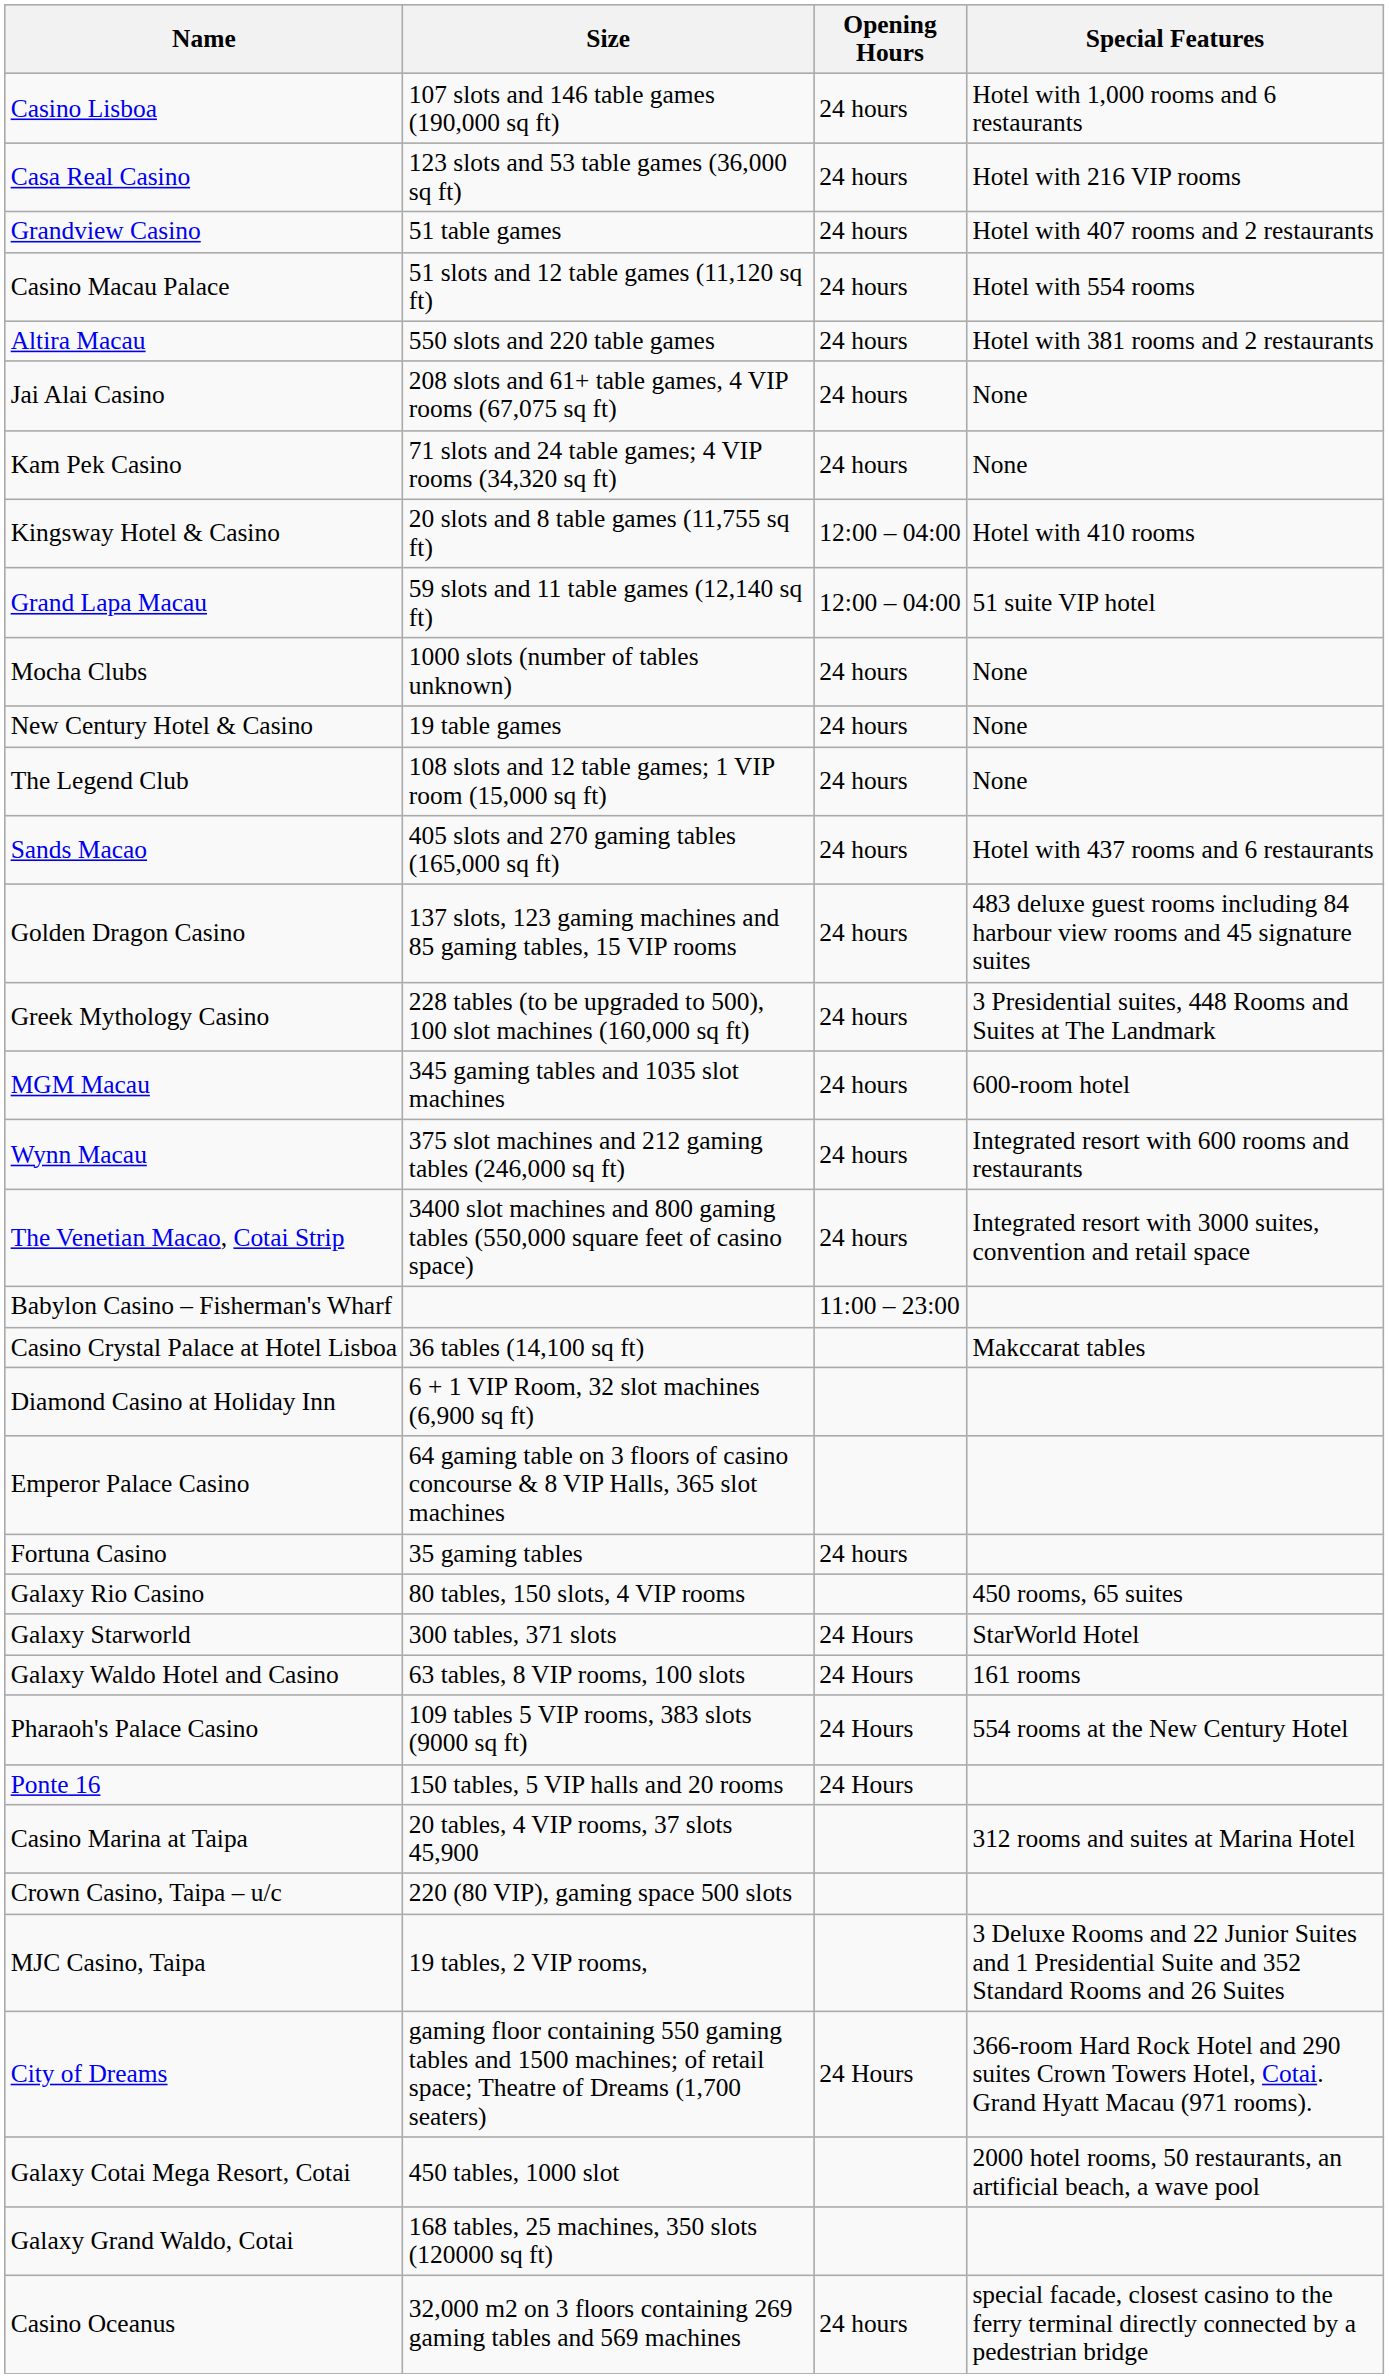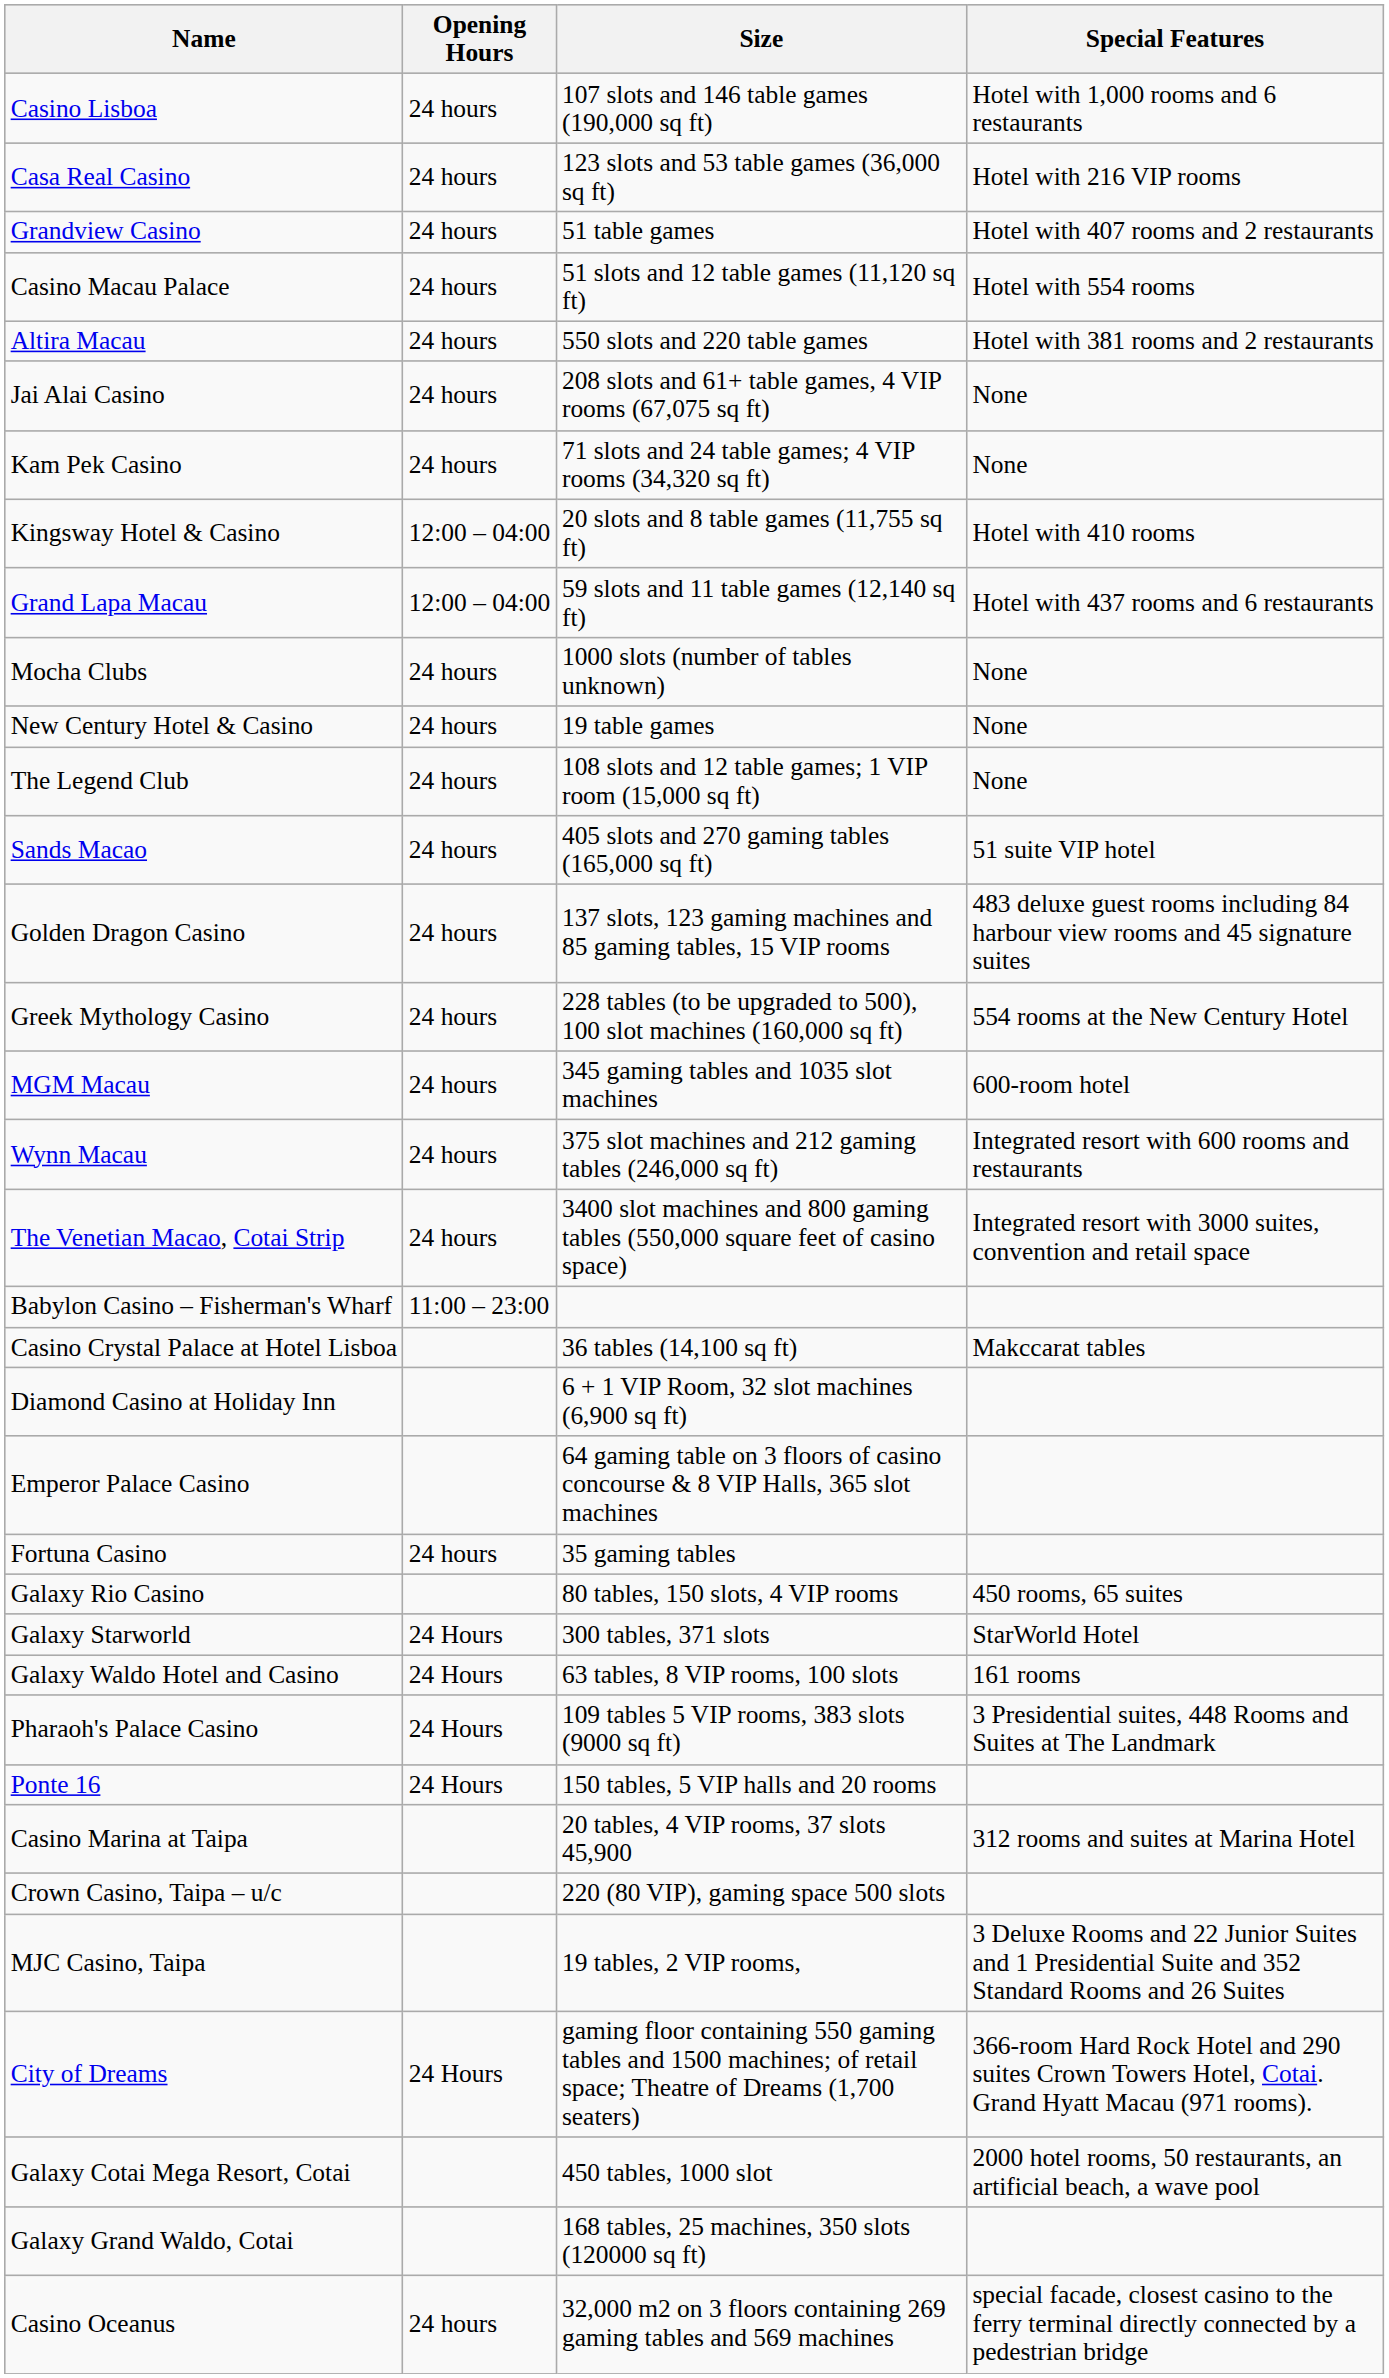columns swapped: (890, 38) <-> (608, 38)
(1064, 602) 51 suite VIP hotel -> (1173, 602) Hotel with 437 rooms and 6 restaurants
(1173, 849) Hotel with 437 rooms and 6 restaurants -> (1064, 849) 51 suite VIP hotel
(1160, 1016) 3 Presidential suites, 448 Rooms and Suites at The Landmark -> (1160, 1016) 554 rooms at the New Century Hotel
(1160, 1729) 554 rooms at the New Century Hotel -> (1160, 1729) 3 Presidential suites, 448 Rooms and Suites at The Landmark
